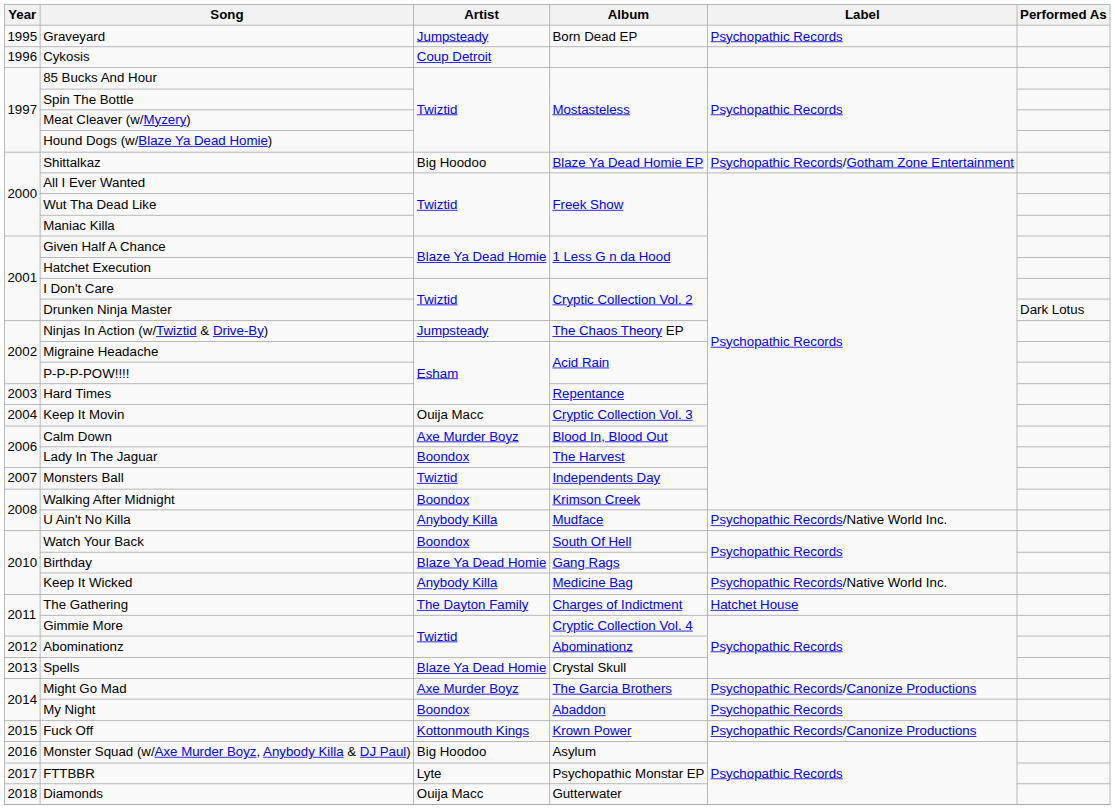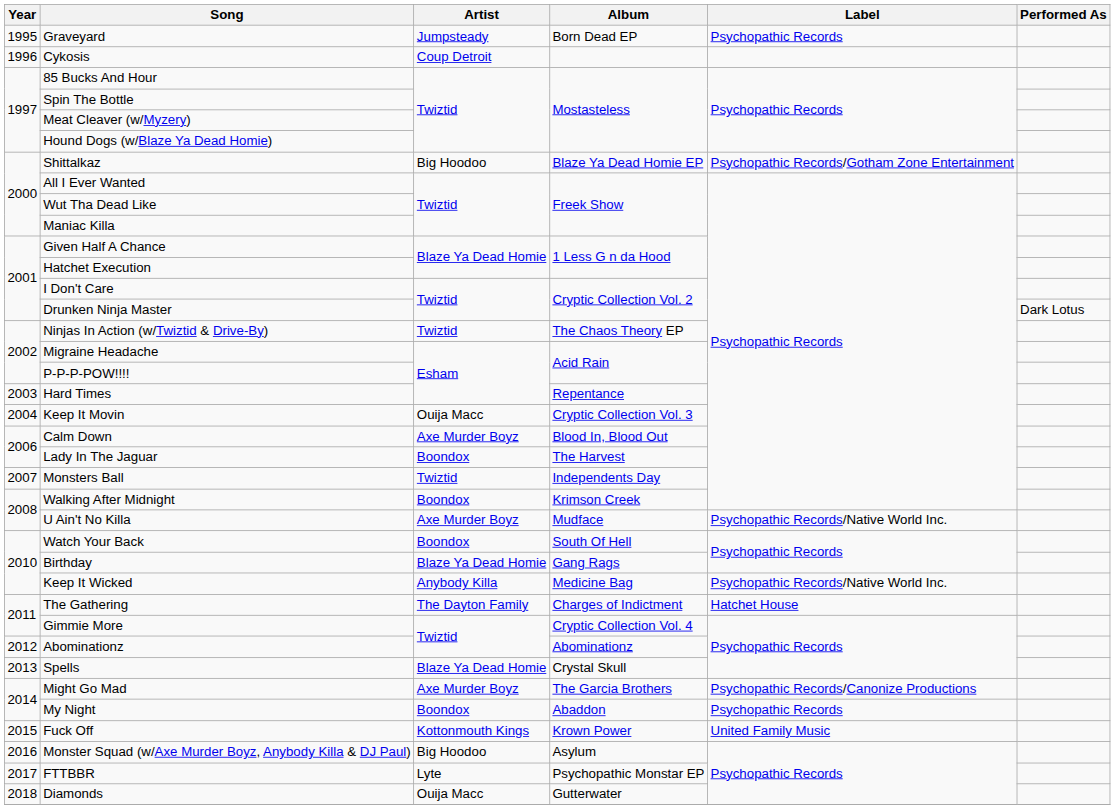(453, 330) Jumpsteady -> (437, 330) Twiztid
(457, 520) Anybody Killa -> (468, 520) Axe Murder Boyz
(843, 731) Psychopathic Records/Canonize Productions -> (770, 731) United Family Music
